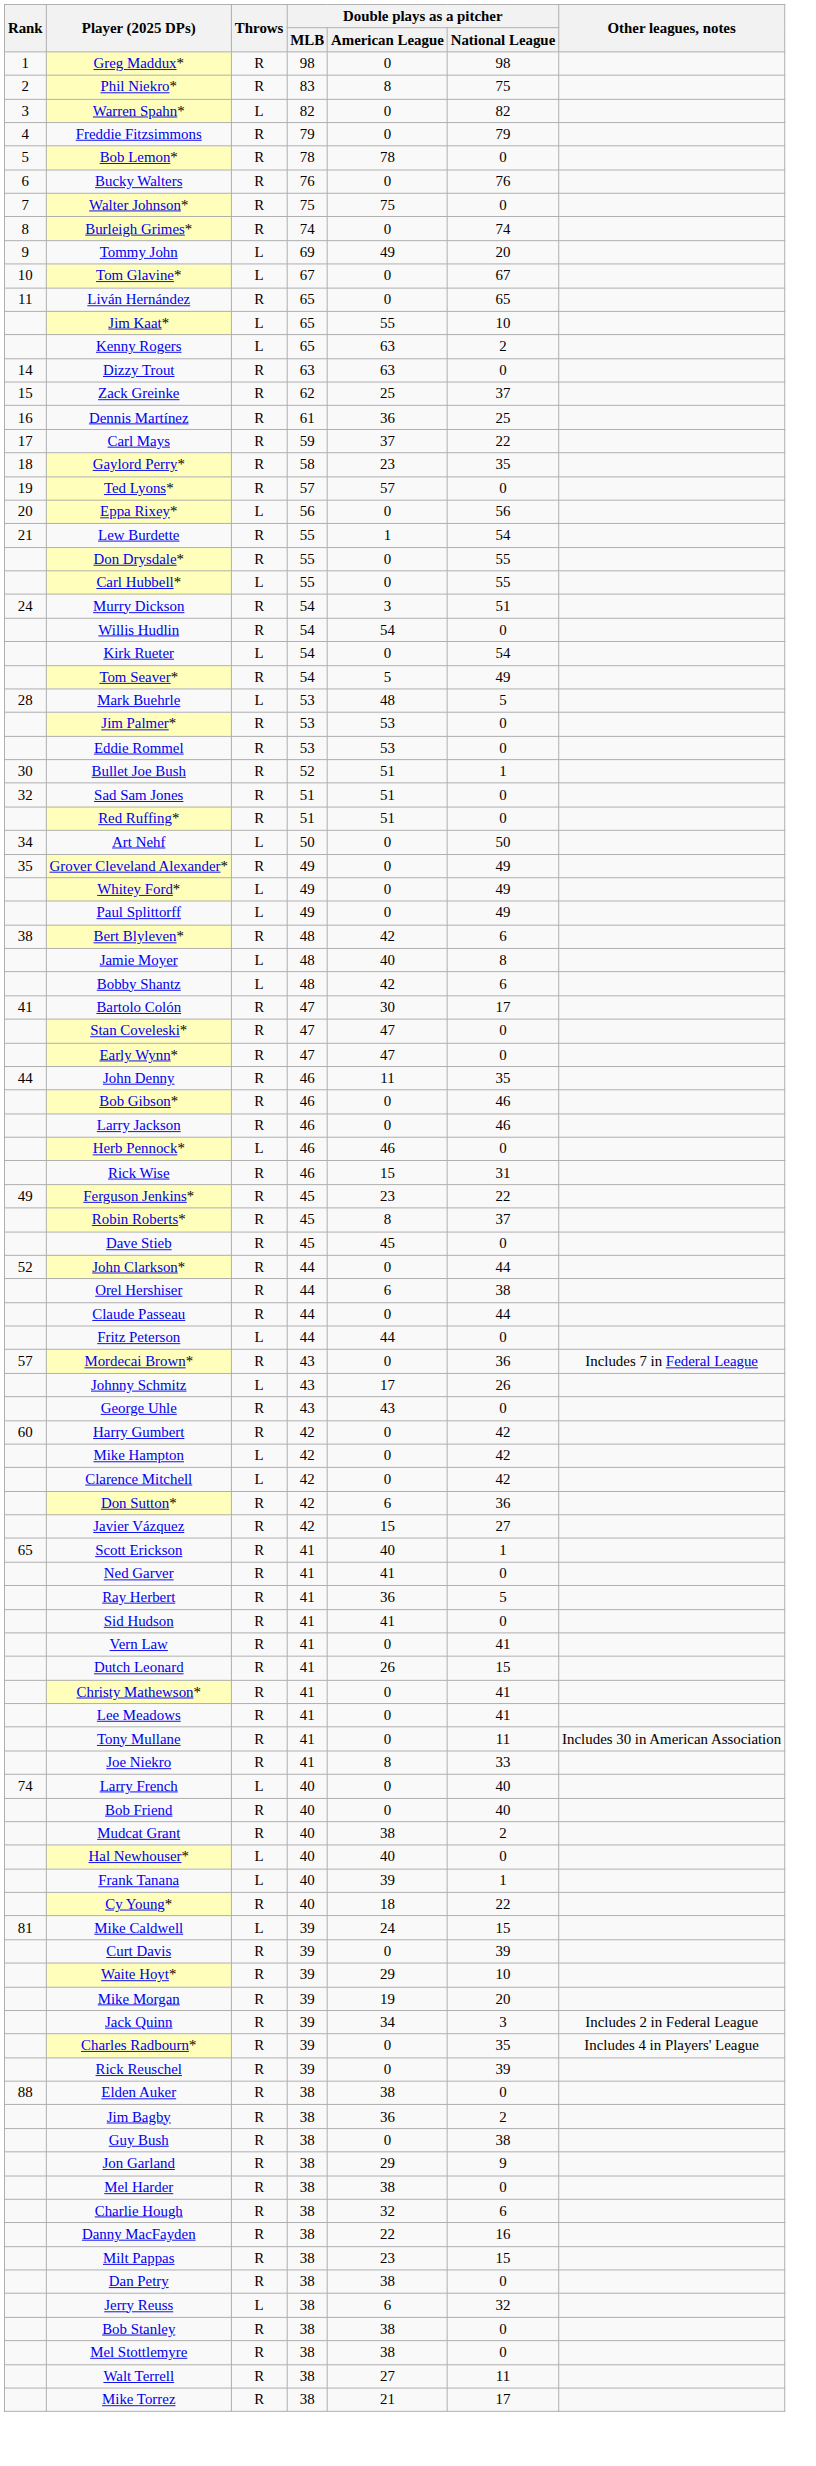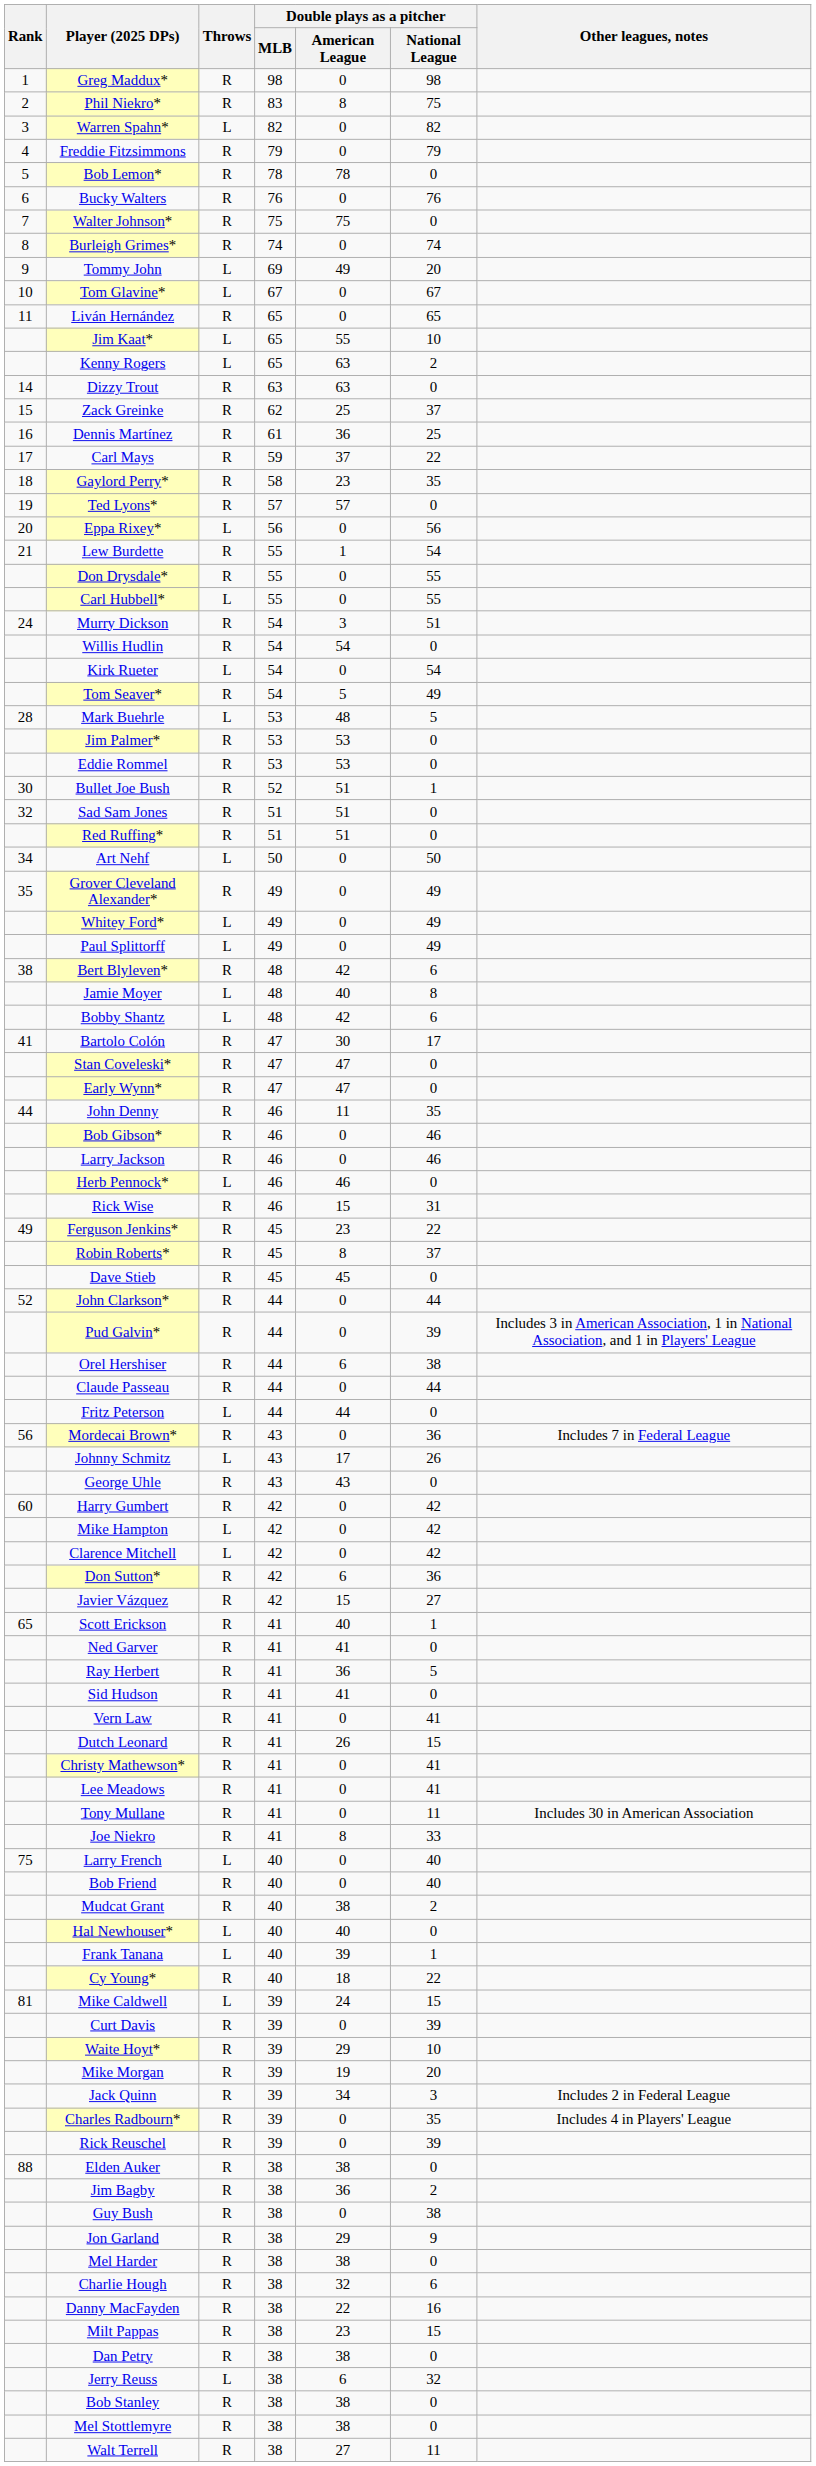+ row: (123, 1332)
(25, 1361) 57 -> (25, 1435) 56
(25, 1786) 74 -> (25, 1860) 75
- row: (139, 2399)
